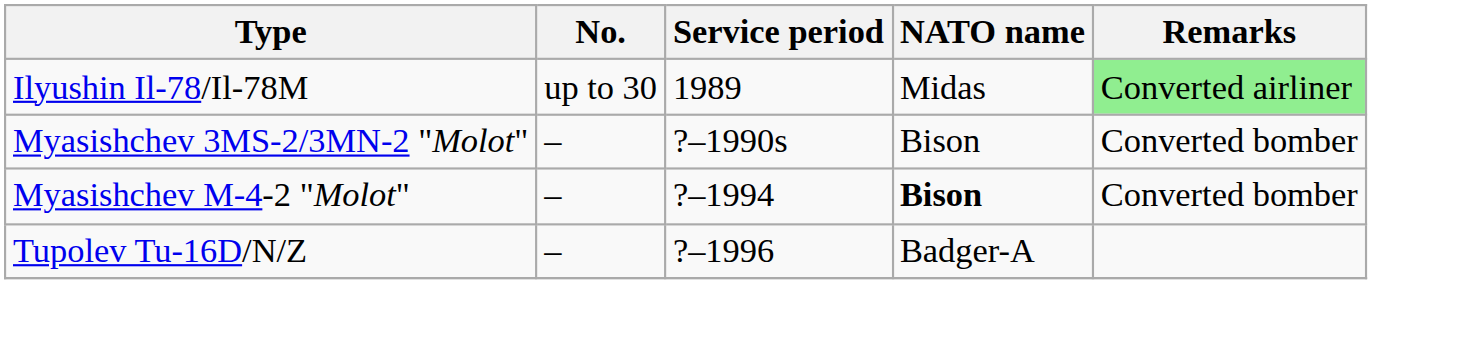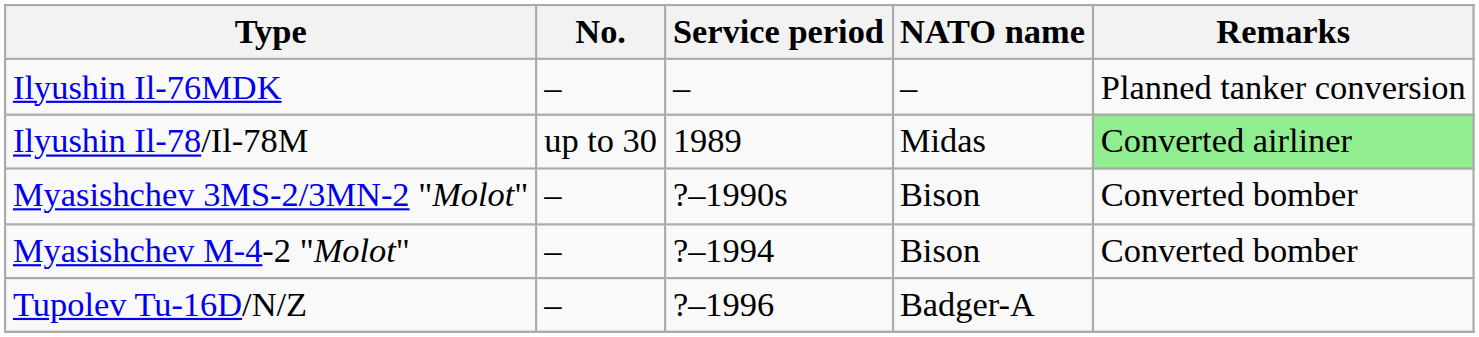+ row: (147, 86)
(941, 195) bold -> (940, 250) normal
